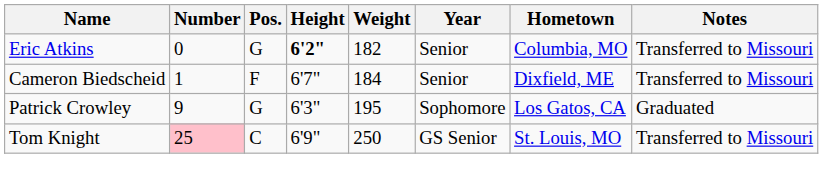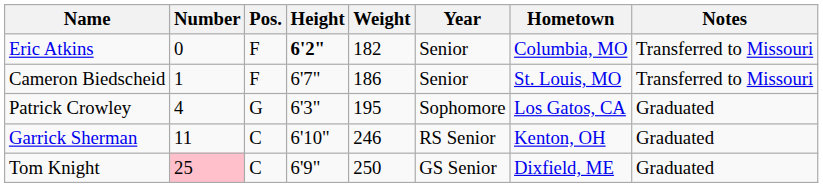(256, 49) G -> (254, 49) F
(367, 78) 184 -> (367, 78) 186
(564, 78) Dixfield, ME -> (568, 78) St. Louis, MO
(179, 108) 9 -> (179, 108) 4
+ row: (73, 138)
(568, 138) St. Louis, MO -> (564, 167) Dixfield, ME
(725, 138) Transferred to Missouri -> (675, 167) Graduated
